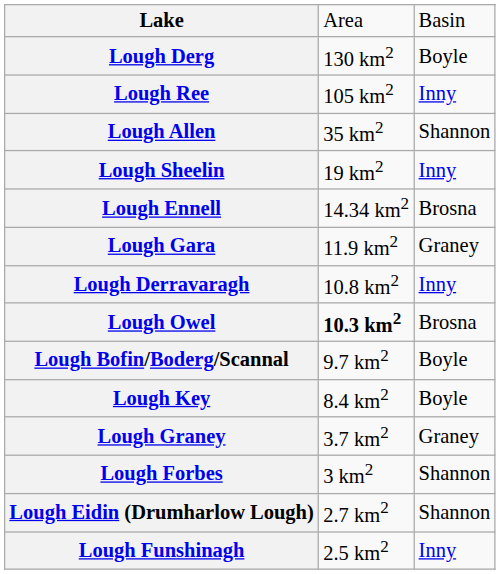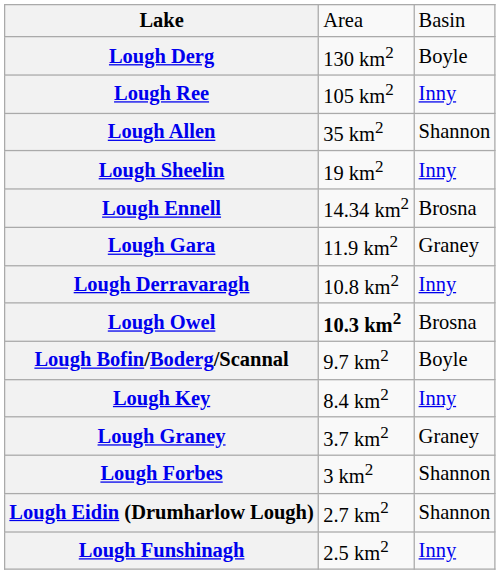(443, 398) Boyle -> (437, 398) Inny
